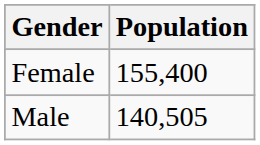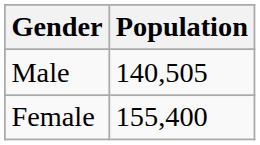rows swapped: (41, 116) <-> (53, 71)
